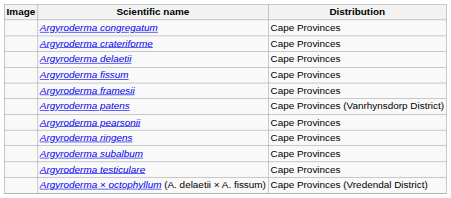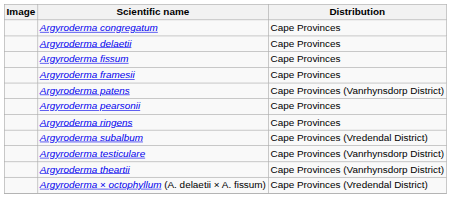- row: (96, 43)
(305, 153) Cape Provinces -> (349, 138) Cape Provinces (Vredendal District)
(305, 169) Cape Provinces -> (357, 153) Cape Provinces (Vanrhynsdorp District)
+ row: (85, 169)
